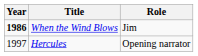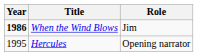(17, 43) 1997 -> (17, 43) 1995
